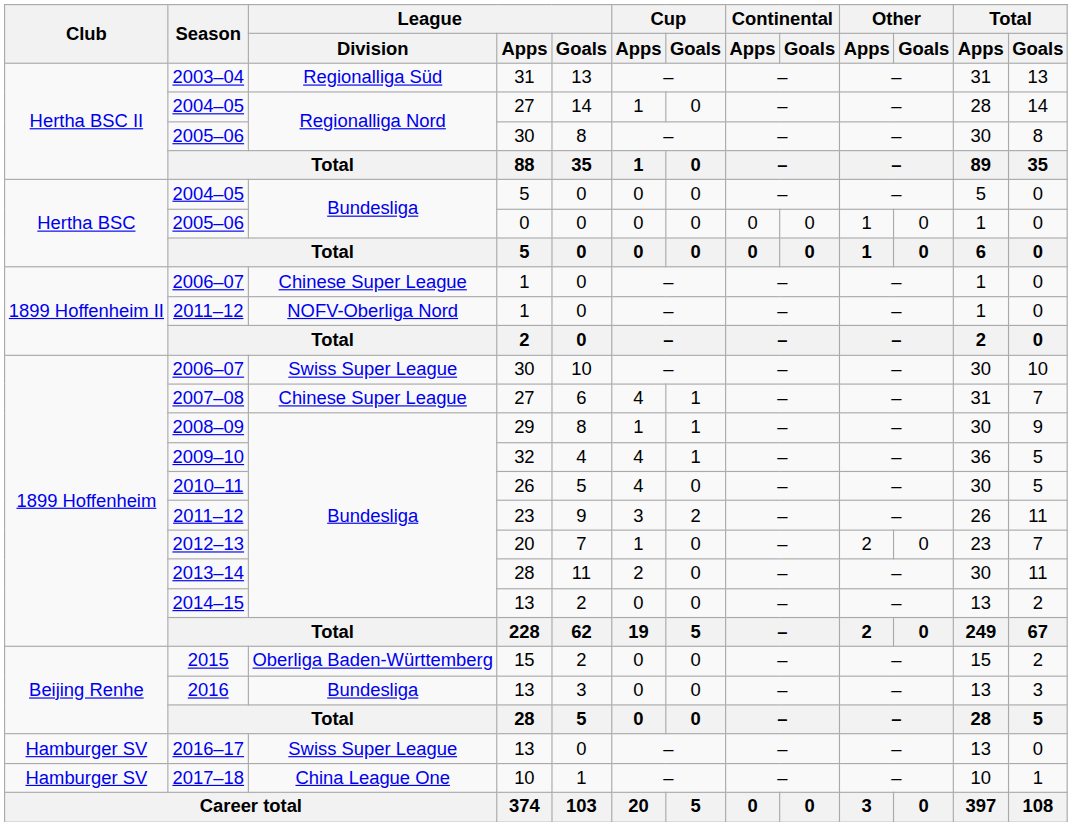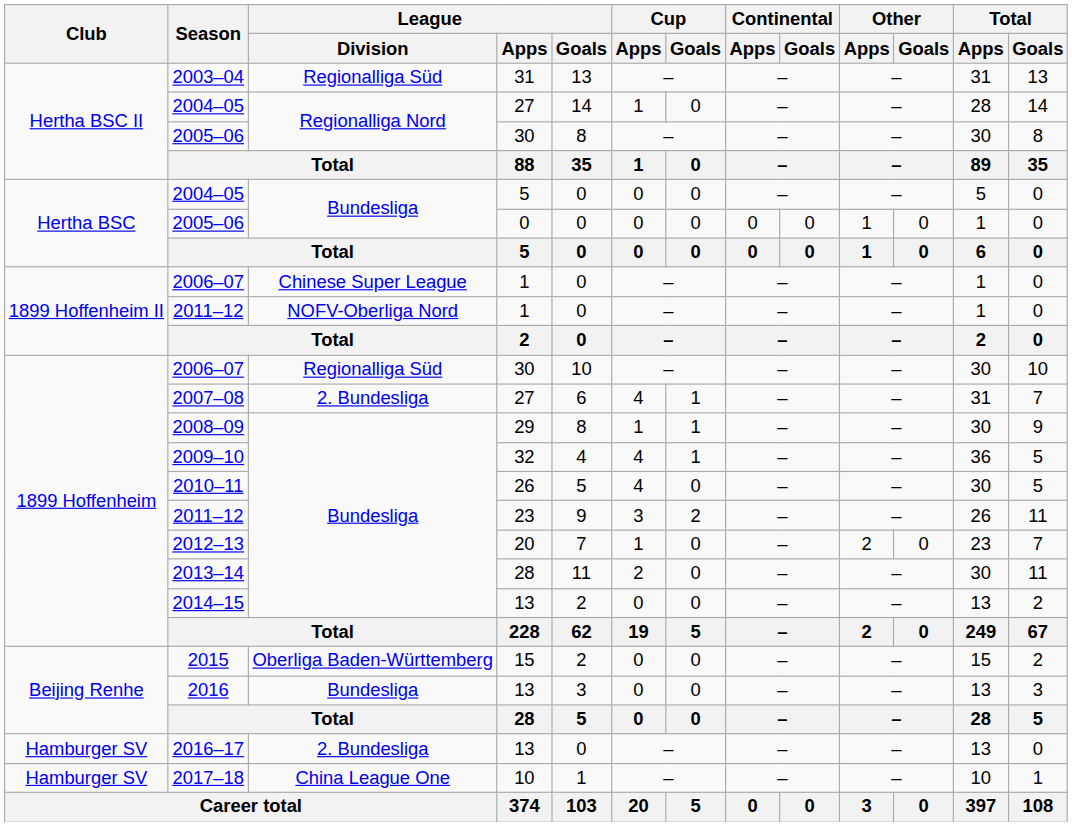(373, 369) Swiss Super League -> (373, 369) Regionalliga Süd
(373, 398) Chinese Super League -> (373, 398) 2. Bundesliga
(373, 748) Swiss Super League -> (373, 748) 2. Bundesliga
